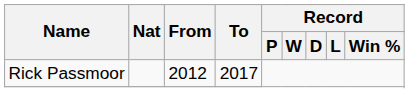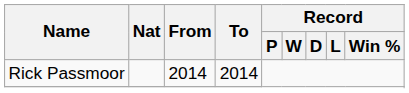(188, 73) 2012 -> (188, 73) 2014
(239, 73) 2017 -> (239, 73) 2014
